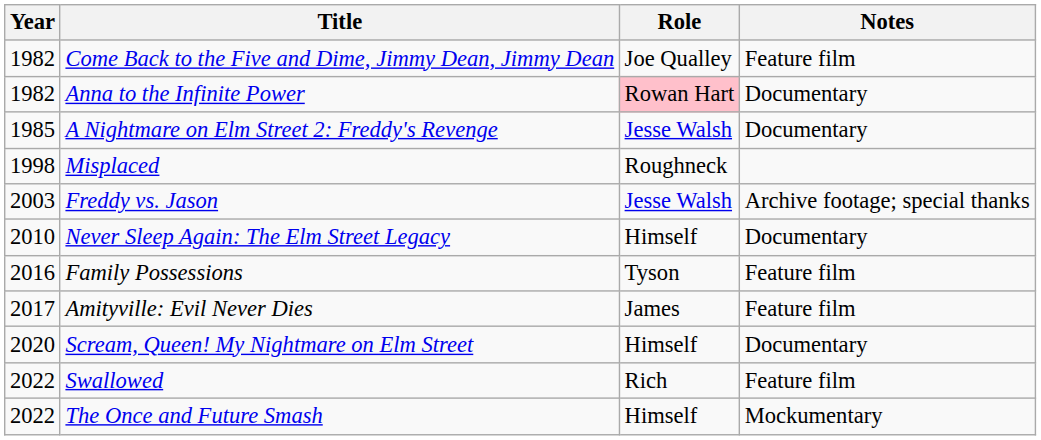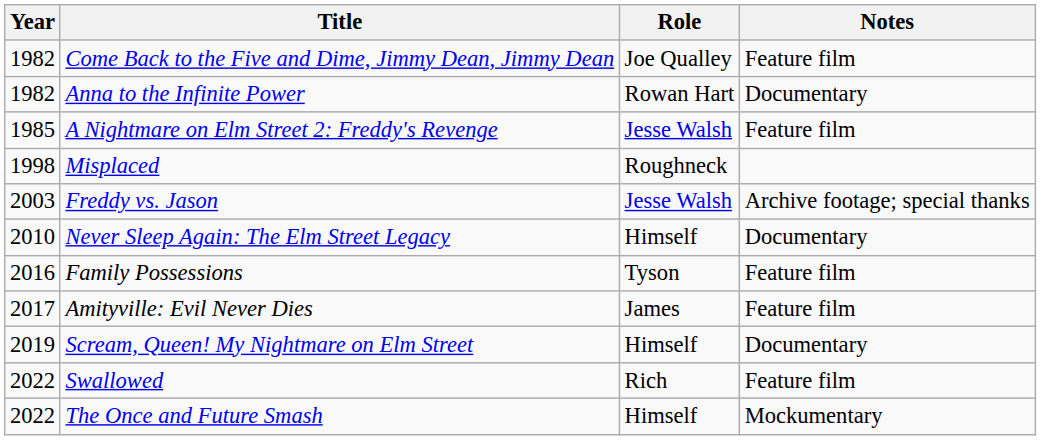(679, 93) pink background -> (679, 93) no background
(806, 129) Documentary -> (800, 129) Feature film
(32, 344) 2020 -> (32, 344) 2019
